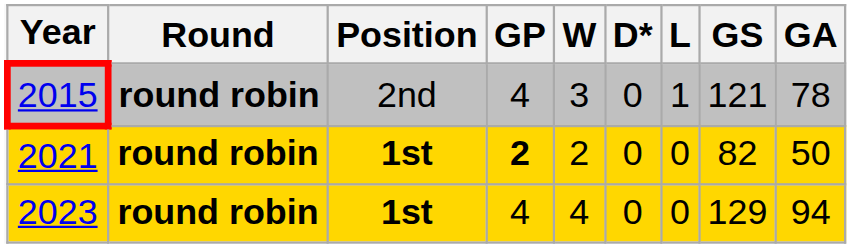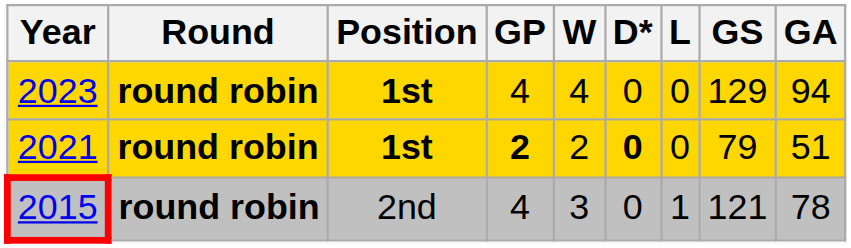rows swapped: (58, 94) <-> (58, 212)
(633, 154) normal -> (633, 147) bold
(737, 154) 82 -> (737, 147) 79
(811, 154) 50 -> (811, 147) 51
